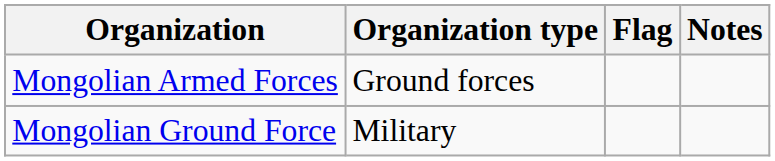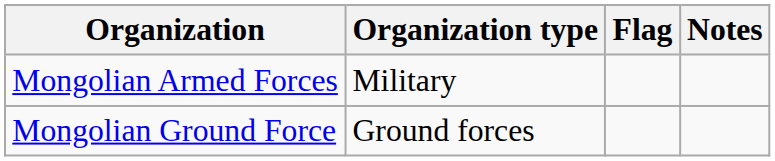(443, 79) Ground forces -> (404, 79) Military
(404, 130) Military -> (443, 130) Ground forces
